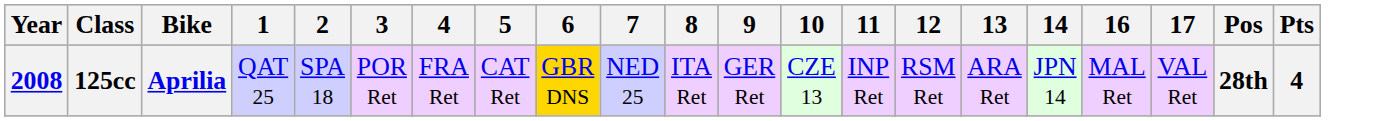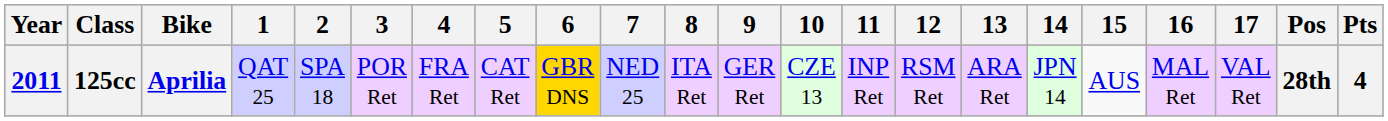+ column: (1114, 24)
(37, 80) 2008 -> (36, 80) 2011
